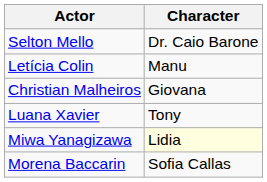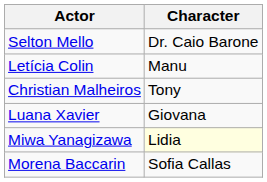(177, 90) Giovana -> (164, 90) Tony
(164, 115) Tony -> (177, 115) Giovana
